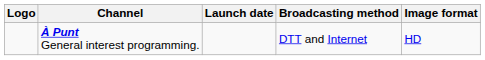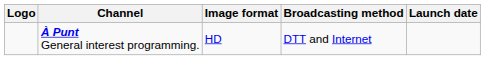columns swapped: (441, 13) <-> (239, 13)
